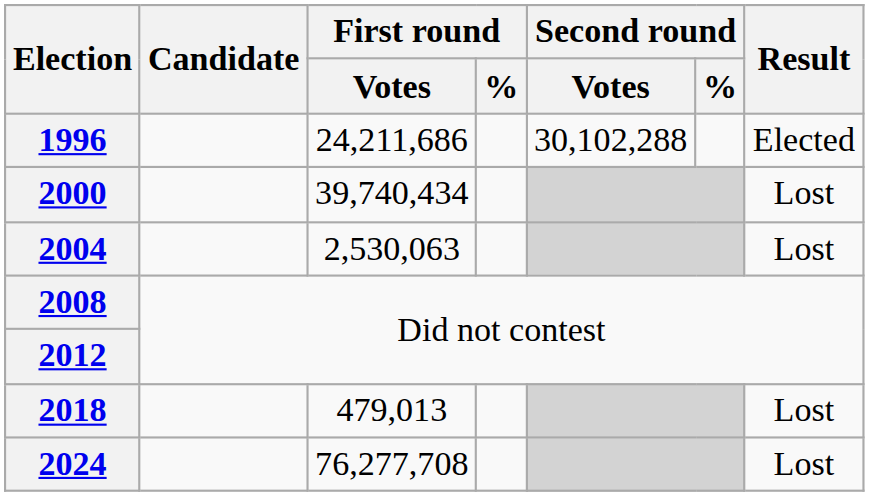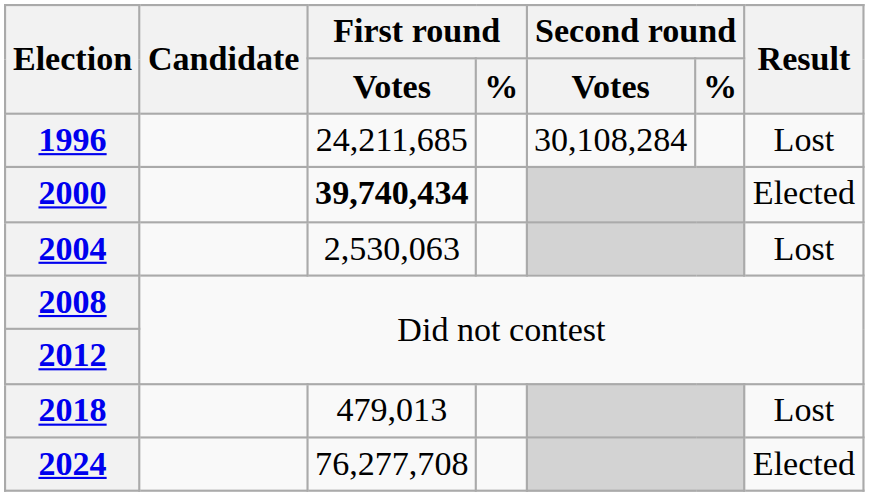(392, 139) 24,211,686 -> (392, 139) 24,211,685
(611, 139) 30,102,288 -> (611, 139) 30,108,284
(804, 139) Elected -> (804, 139) Lost
(392, 193) normal -> (392, 193) bold
(804, 193) Lost -> (804, 193) Elected
(804, 463) Lost -> (804, 463) Elected
